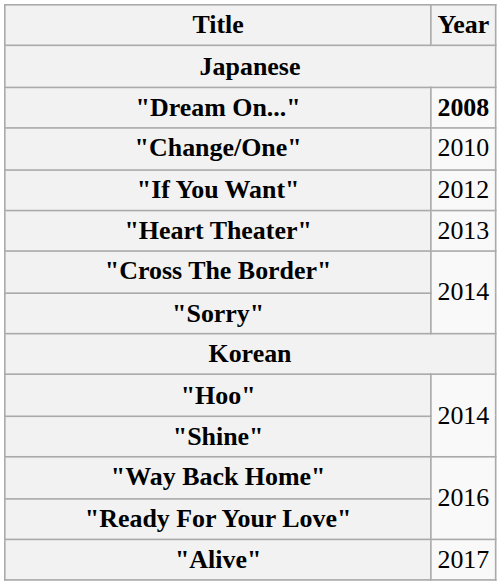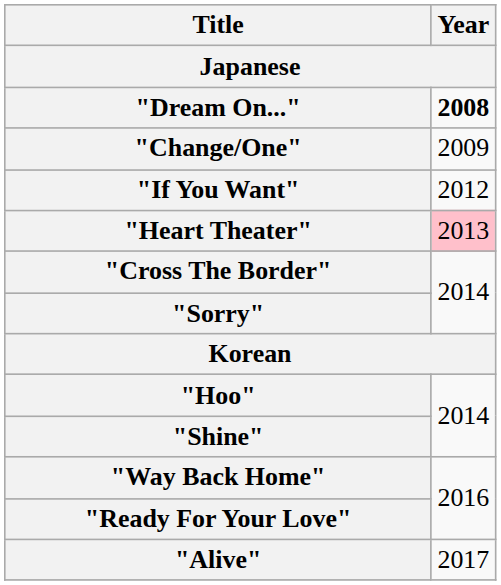(463, 148) 2010 -> (463, 148) 2009
(463, 230) no background -> (463, 230) pink background
